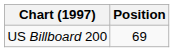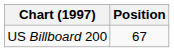(139, 36) 69 -> (139, 36) 67
